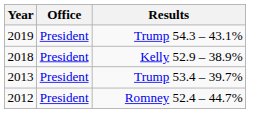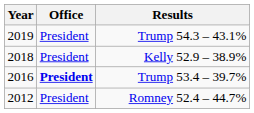(21, 77) 2013 -> (21, 77) 2016
(64, 77) normal -> (66, 77) bold
